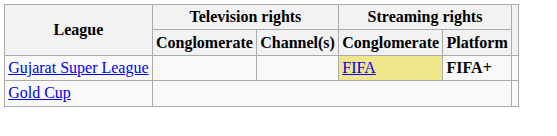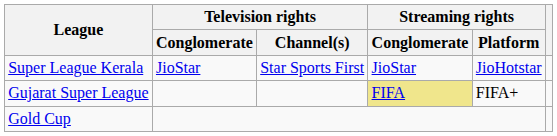+ row: (76, 67)
(469, 67) bold -> (497, 93) normal
